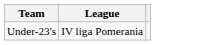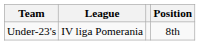+ column: (173, 13)
